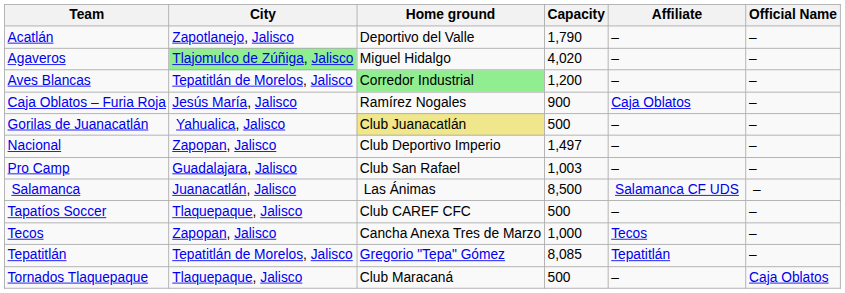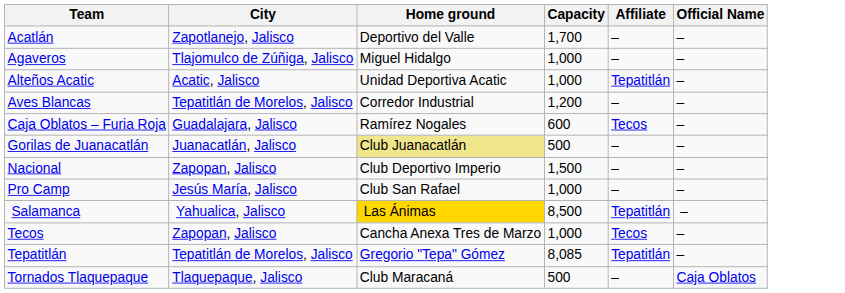(565, 37) 1,790 -> (565, 37) 1,700
(263, 59) lightgreen background -> (263, 59) no background
(565, 59) 4,020 -> (565, 59) 1,000
+ row: (51, 80)
(417, 80) lightgreen background -> (417, 102) no background
(235, 102) Jesús María, Jalisco -> (235, 124) Guadalajara, Jalisco
(559, 102) 900 -> (559, 124) 600
(651, 102) Caja Oblatos -> (629, 124) Tecos
(231, 124) Yahualica, Jalisco -> (234, 146) Juanacatlán, Jalisco
(565, 146) 1,497 -> (565, 168) 1,500
(235, 168) Guadalajara, Jalisco -> (235, 189) Jesús María, Jalisco
(565, 168) 1,003 -> (565, 189) 1,000
(234, 189) Juanacatlán, Jalisco -> (231, 211) Yahualica, Jalisco
(400, 189) no background -> (400, 211) gold background
(677, 189) Salamanca CF UDS -> (641, 211) Tepatitlán
- row: (57, 211)
